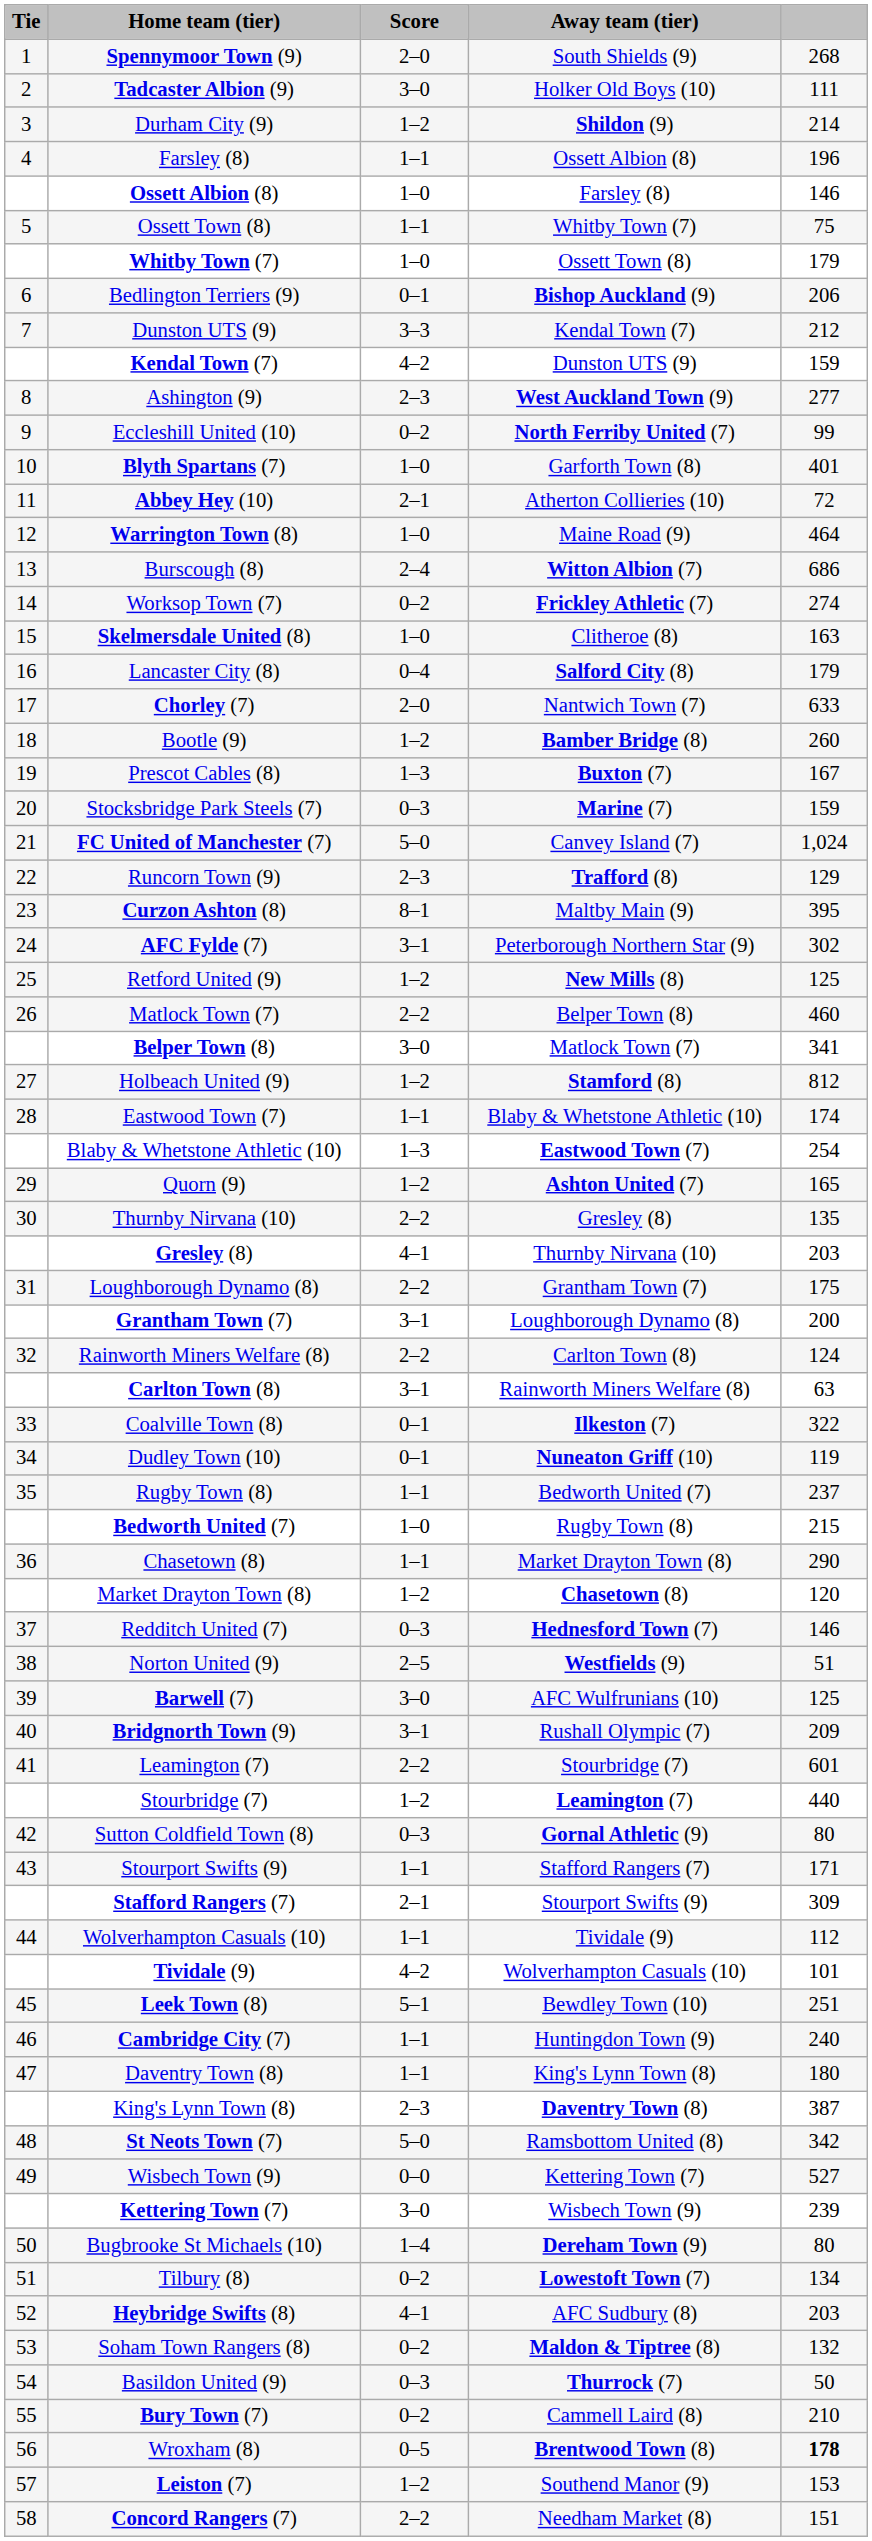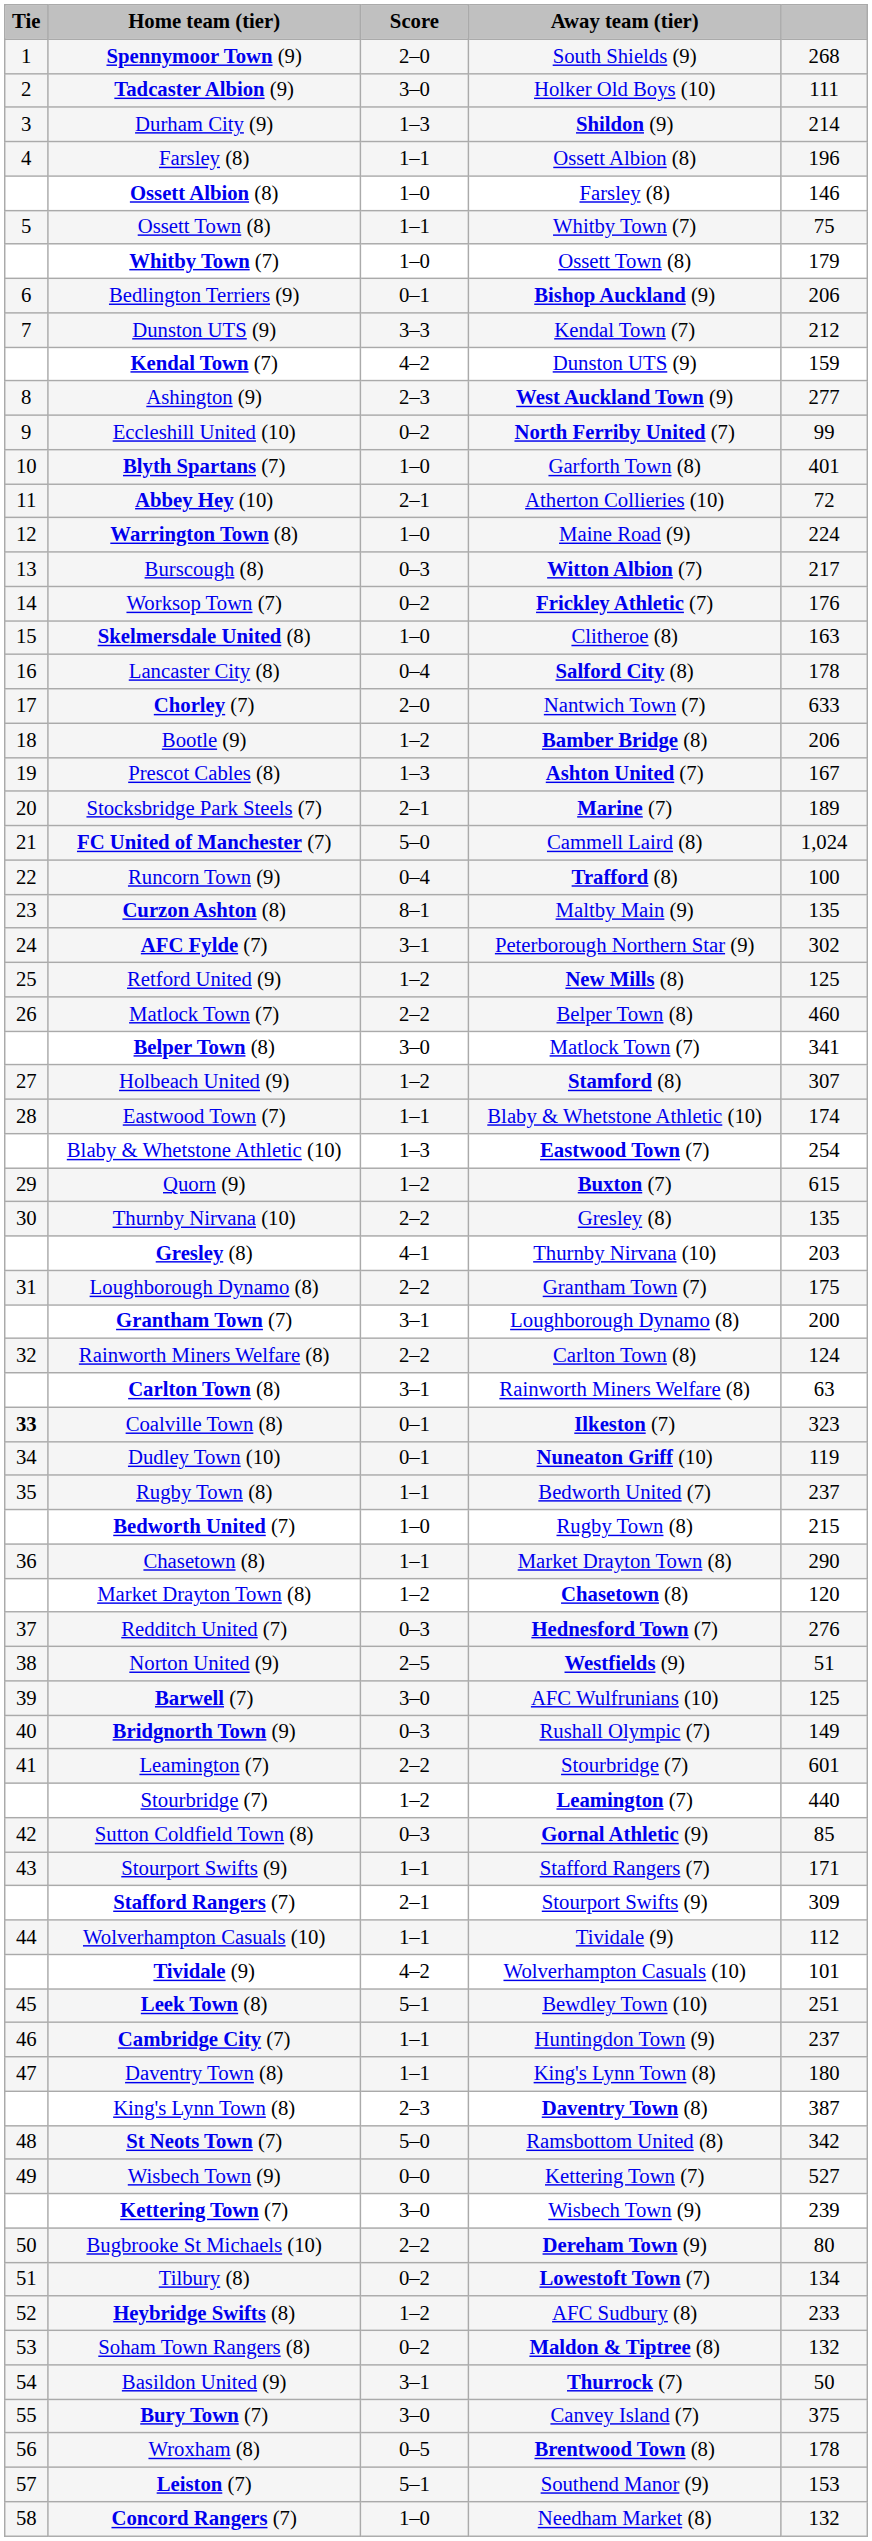(414, 124) 1–2 -> (414, 124) 1–3
(824, 534) 464 -> (824, 534) 224
(414, 569) 2–4 -> (414, 569) 0–3
(824, 569) 686 -> (824, 569) 217
(824, 603) 274 -> (824, 603) 176
(824, 671) 179 -> (824, 671) 178
(824, 740) 260 -> (824, 740) 206
(625, 774) Buxton (7) -> (625, 774) Ashton United (7)
(414, 808) 0–3 -> (414, 808) 2–1
(824, 808) 159 -> (824, 808) 189
(625, 842) Canvey Island (7) -> (625, 842) Cammell Laird (8)
(414, 876) 2–3 -> (414, 876) 0–4
(824, 876) 129 -> (824, 876) 100
(824, 911) 395 -> (824, 911) 135
(824, 1082) 812 -> (824, 1082) 307
(625, 1184) Ashton United (7) -> (625, 1184) Buxton (7)
(824, 1184) 165 -> (824, 1184) 615
(26, 1424) normal -> (26, 1424) bold
(824, 1424) 322 -> (824, 1424) 323
(824, 1629) 146 -> (824, 1629) 276
(414, 1731) 3–1 -> (414, 1731) 0–3
(824, 1731) 209 -> (824, 1731) 149
(824, 1834) 80 -> (824, 1834) 85
(824, 2039) 240 -> (824, 2039) 237
(414, 2244) 1–4 -> (414, 2244) 2–2
(414, 2313) 4–1 -> (414, 2313) 1–2
(824, 2313) 203 -> (824, 2313) 233
(414, 2381) 0–3 -> (414, 2381) 3–1
(414, 2415) 0–2 -> (414, 2415) 3–0
(625, 2415) Cammell Laird (8) -> (625, 2415) Canvey Island (7)
(824, 2415) 210 -> (824, 2415) 375
(824, 2450) bold -> (824, 2450) normal
(414, 2484) 1–2 -> (414, 2484) 5–1
(414, 2518) 2–2 -> (414, 2518) 1–0
(824, 2518) 151 -> (824, 2518) 132
